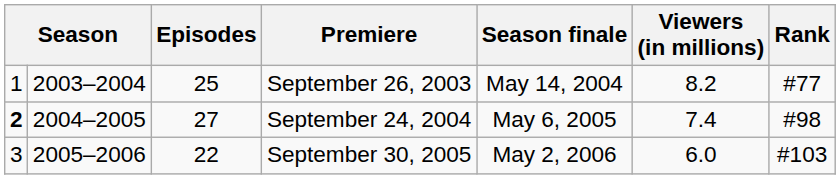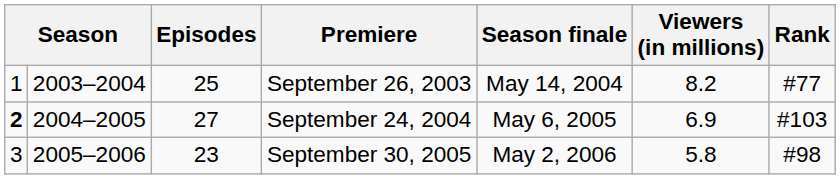(701, 119) 7.4 -> (701, 119) 6.9
(802, 119) #98 -> (802, 119) #103
(206, 155) 22 -> (206, 155) 23
(701, 155) 6.0 -> (701, 155) 5.8
(802, 155) #103 -> (802, 155) #98
